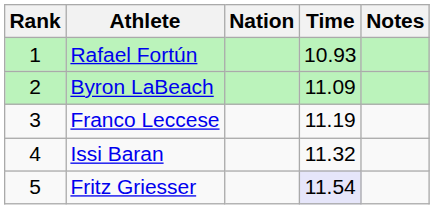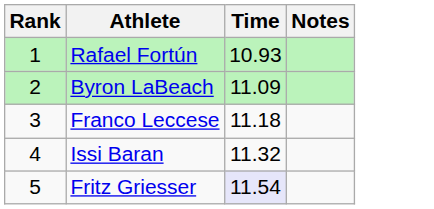- column: (262, 21)
(330, 120) 11.19 -> (255, 120) 11.18
